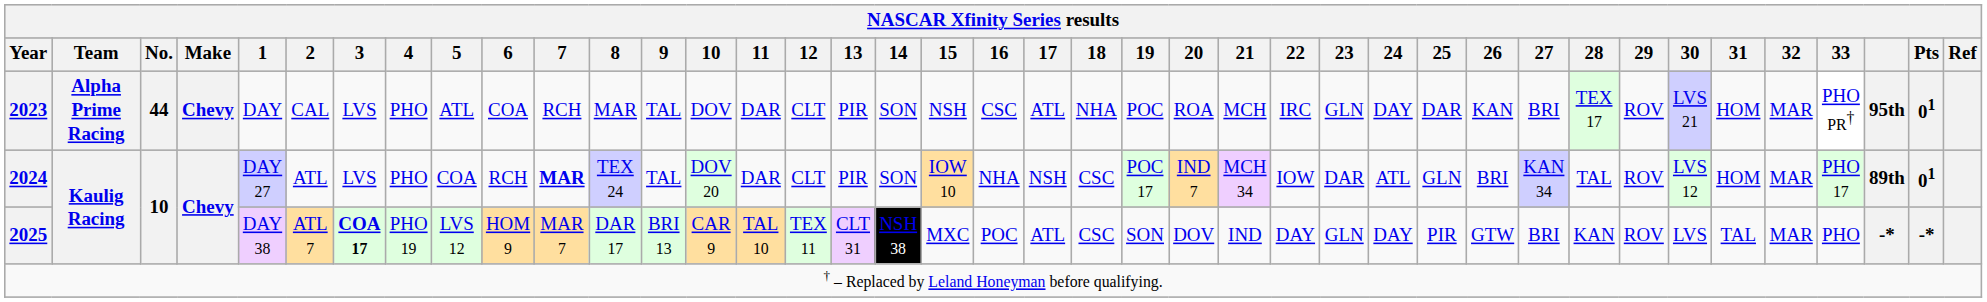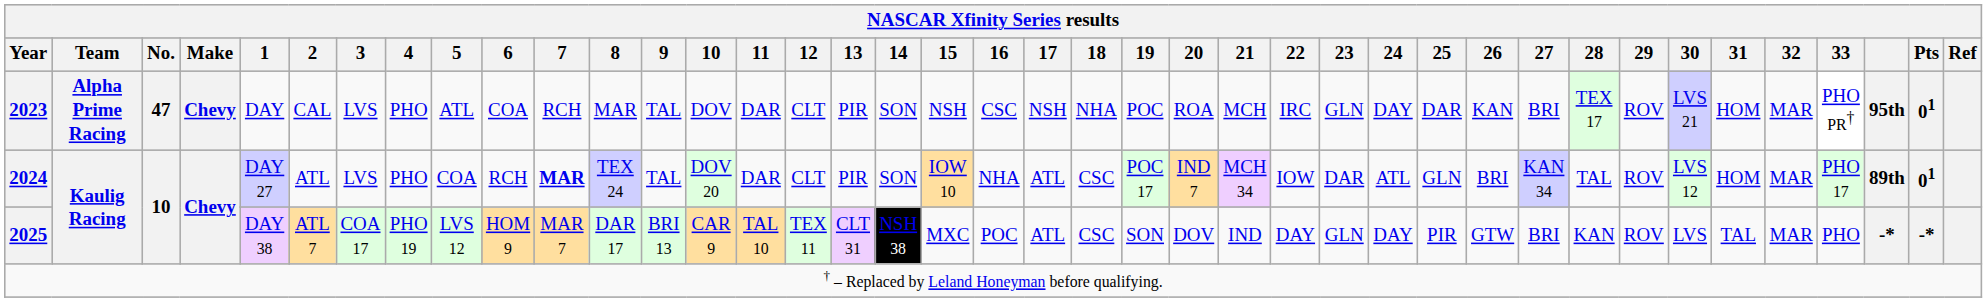(159, 110) 44 -> (161, 110) 47
(1048, 110) ATL -> (1048, 110) NSH
(1048, 178) NSH -> (1048, 178) ATL
(359, 235) bold -> (360, 234) normal
